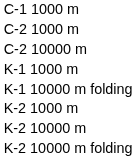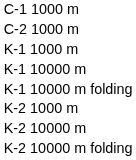- row: (45, 49)
+ row: (45, 69)
